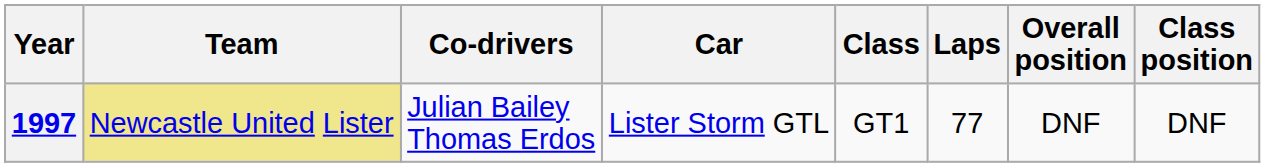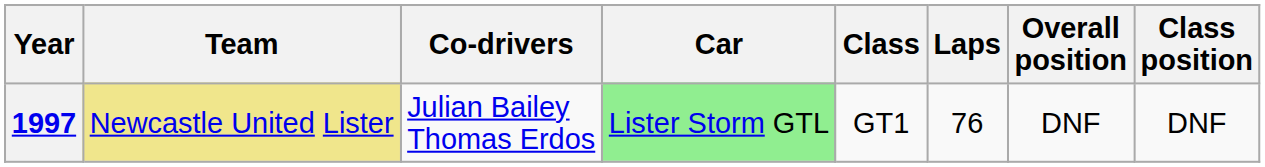(719, 122) no background -> (719, 122) lightgreen background
(967, 122) 77 -> (967, 122) 76
